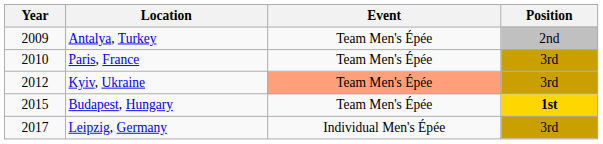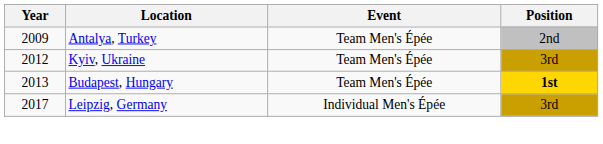- row: (104, 60)
(384, 83) lightsalmon background -> (384, 60) no background
(35, 105) 2015 -> (35, 83) 2013
